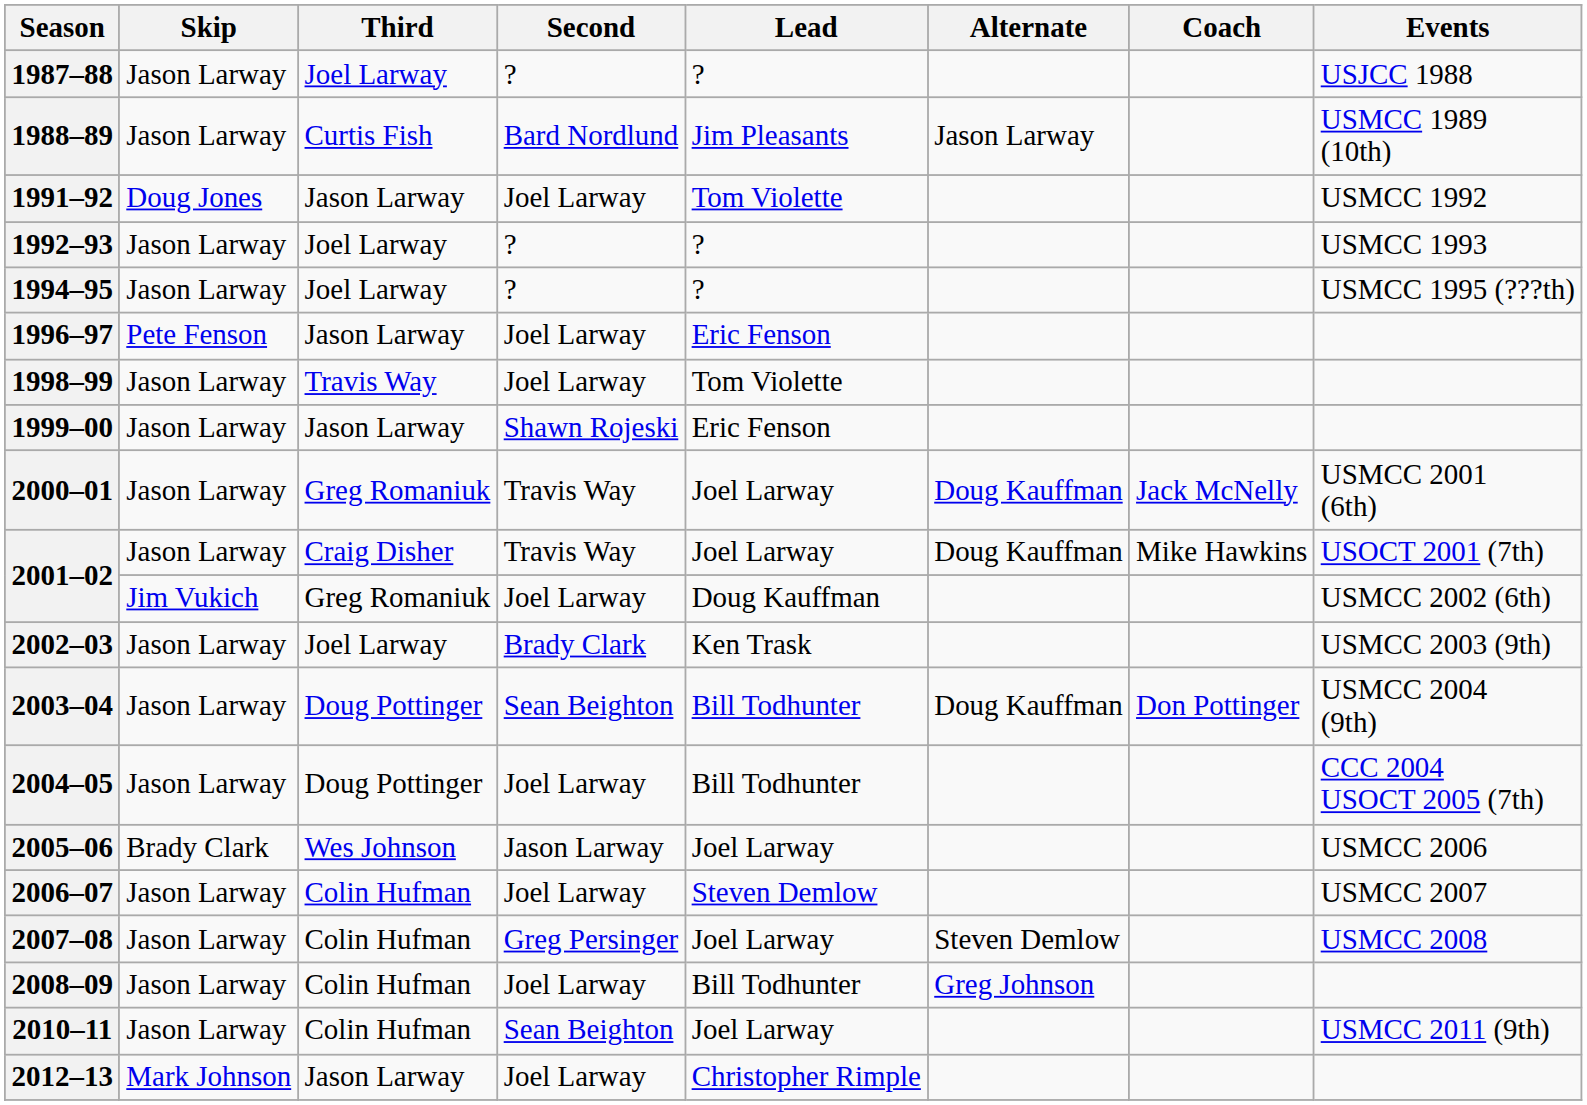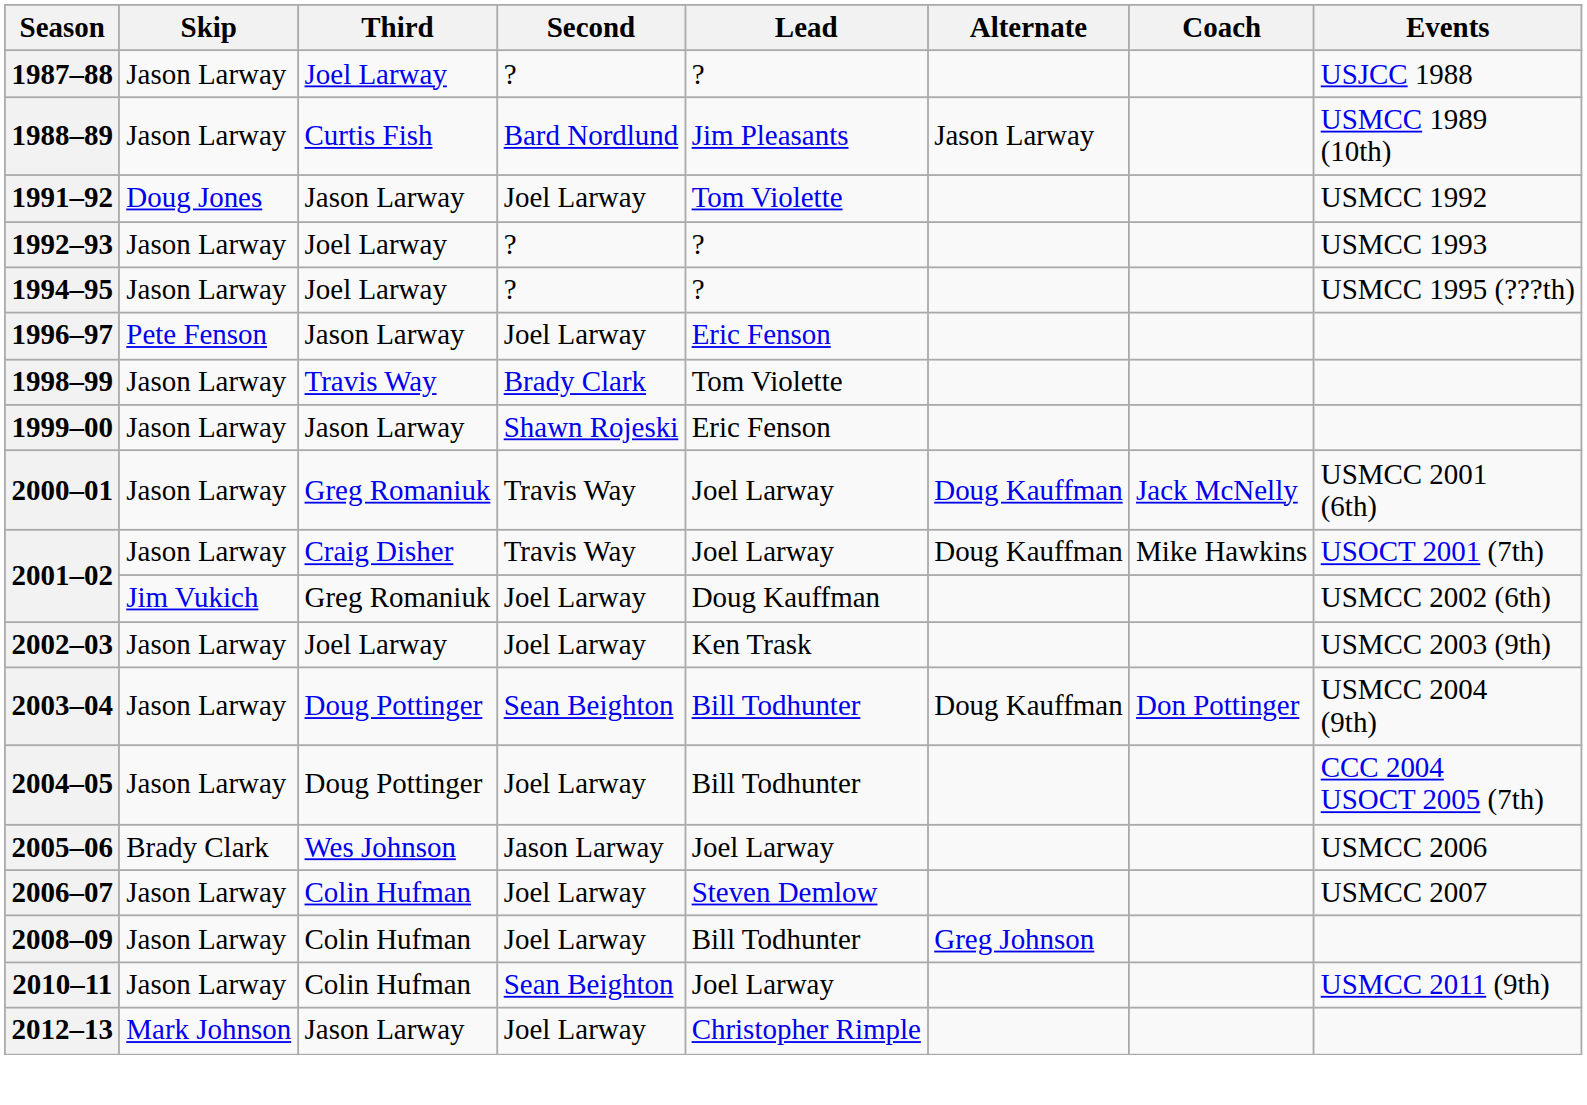(575, 381) Joel Larway -> (575, 381) Brady Clark
(575, 643) Brady Clark -> (575, 643) Joel Larway
- row: (62, 938)
